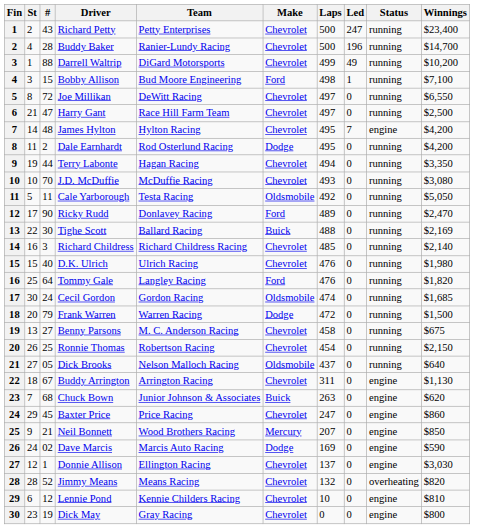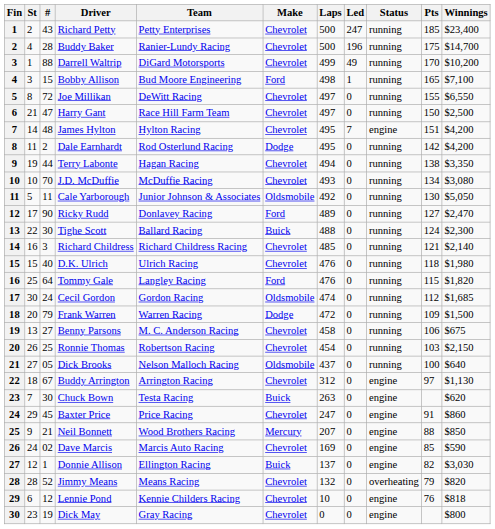+ column: (432, 12)
(166, 197) Testa Racing -> (199, 197) Junior Johnson & Associates
(438, 230) $2,169 -> (459, 230) $2,300
(327, 381) 311 -> (327, 381) 312
(48, 398) 68 -> (48, 398) 30
(199, 398) Junior Johnson & Associates -> (166, 398) Testa Racing
(279, 448) Dodge -> (286, 448) Chevrolet
(286, 465) Chevrolet -> (278, 465) Buick
(434, 498) $810 -> (455, 498) $818
